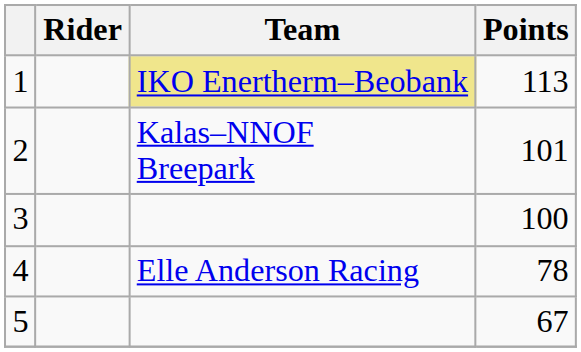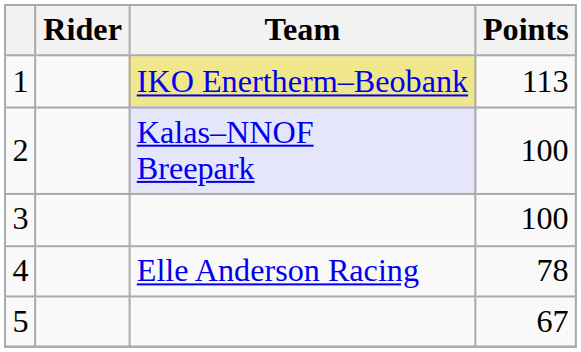(225, 150) no background -> (225, 150) lavender background
(545, 150) 101 -> (545, 150) 100
